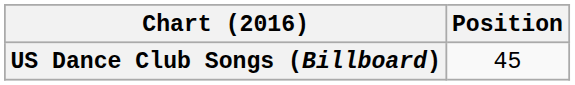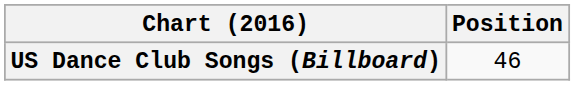(507, 61) 45 -> (507, 61) 46
